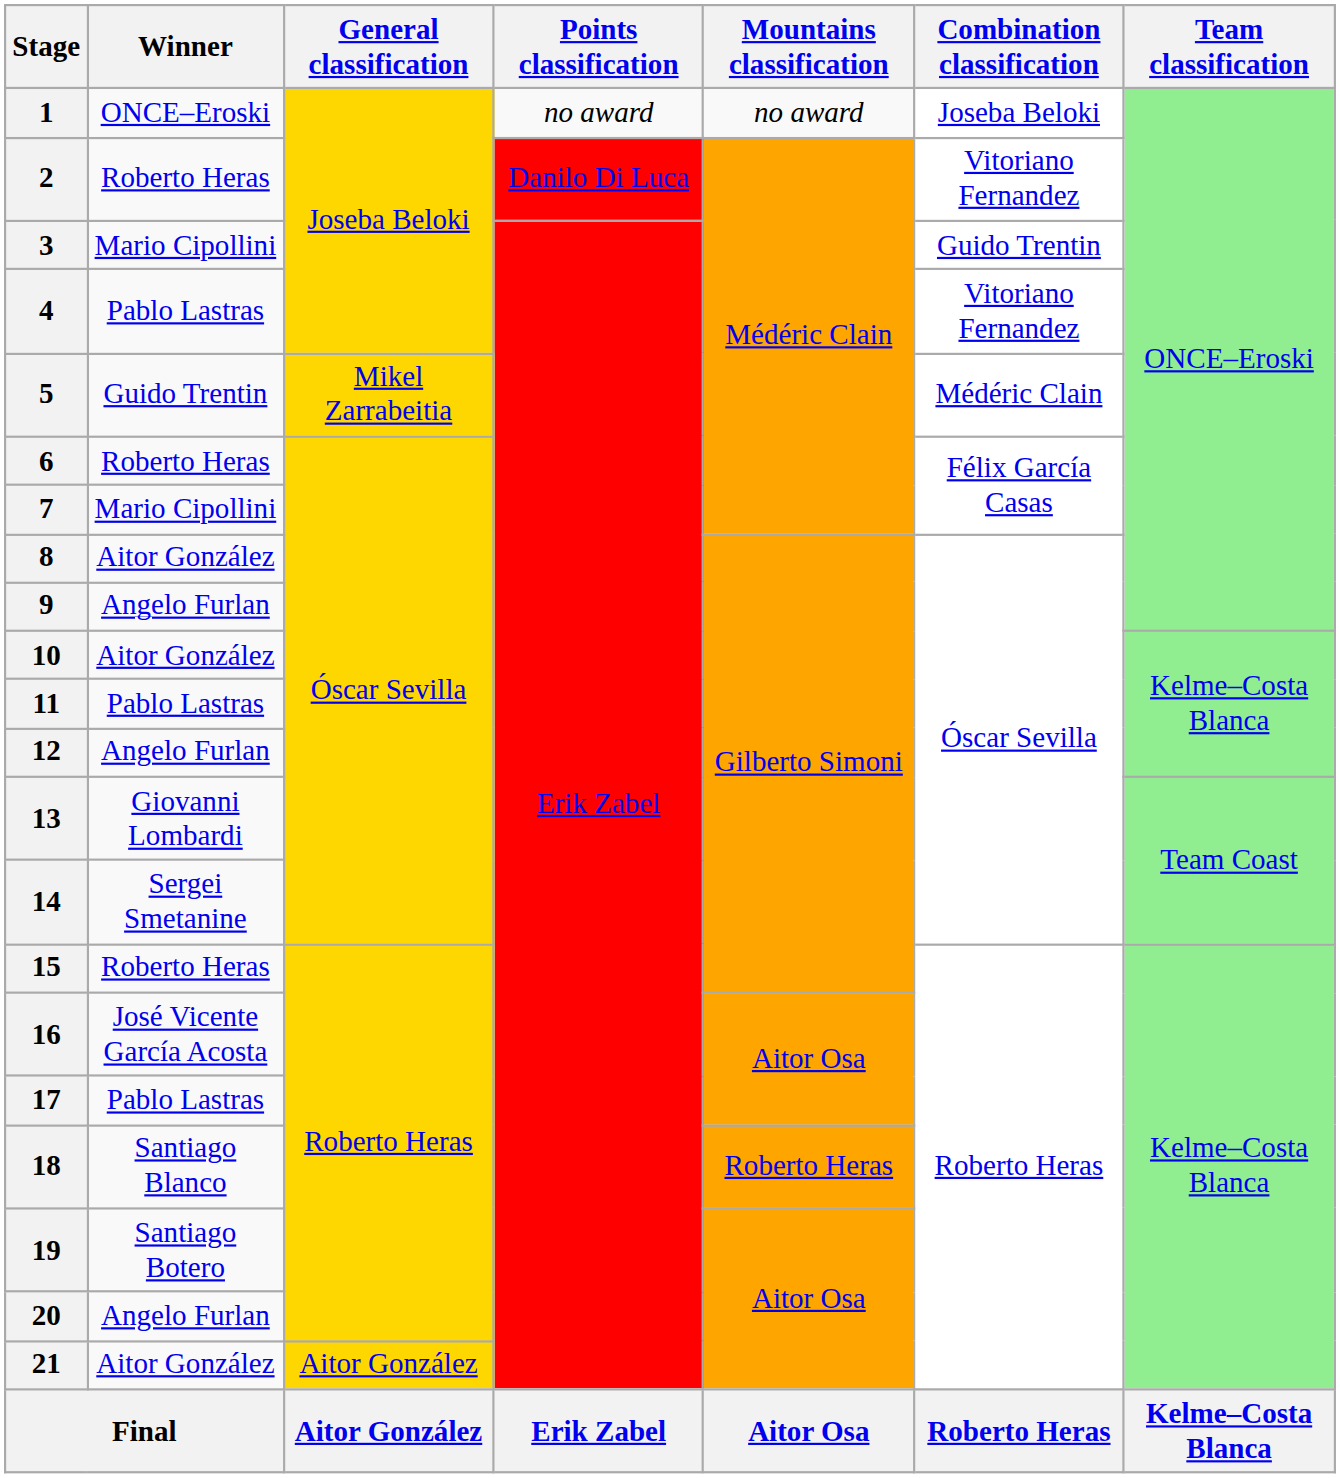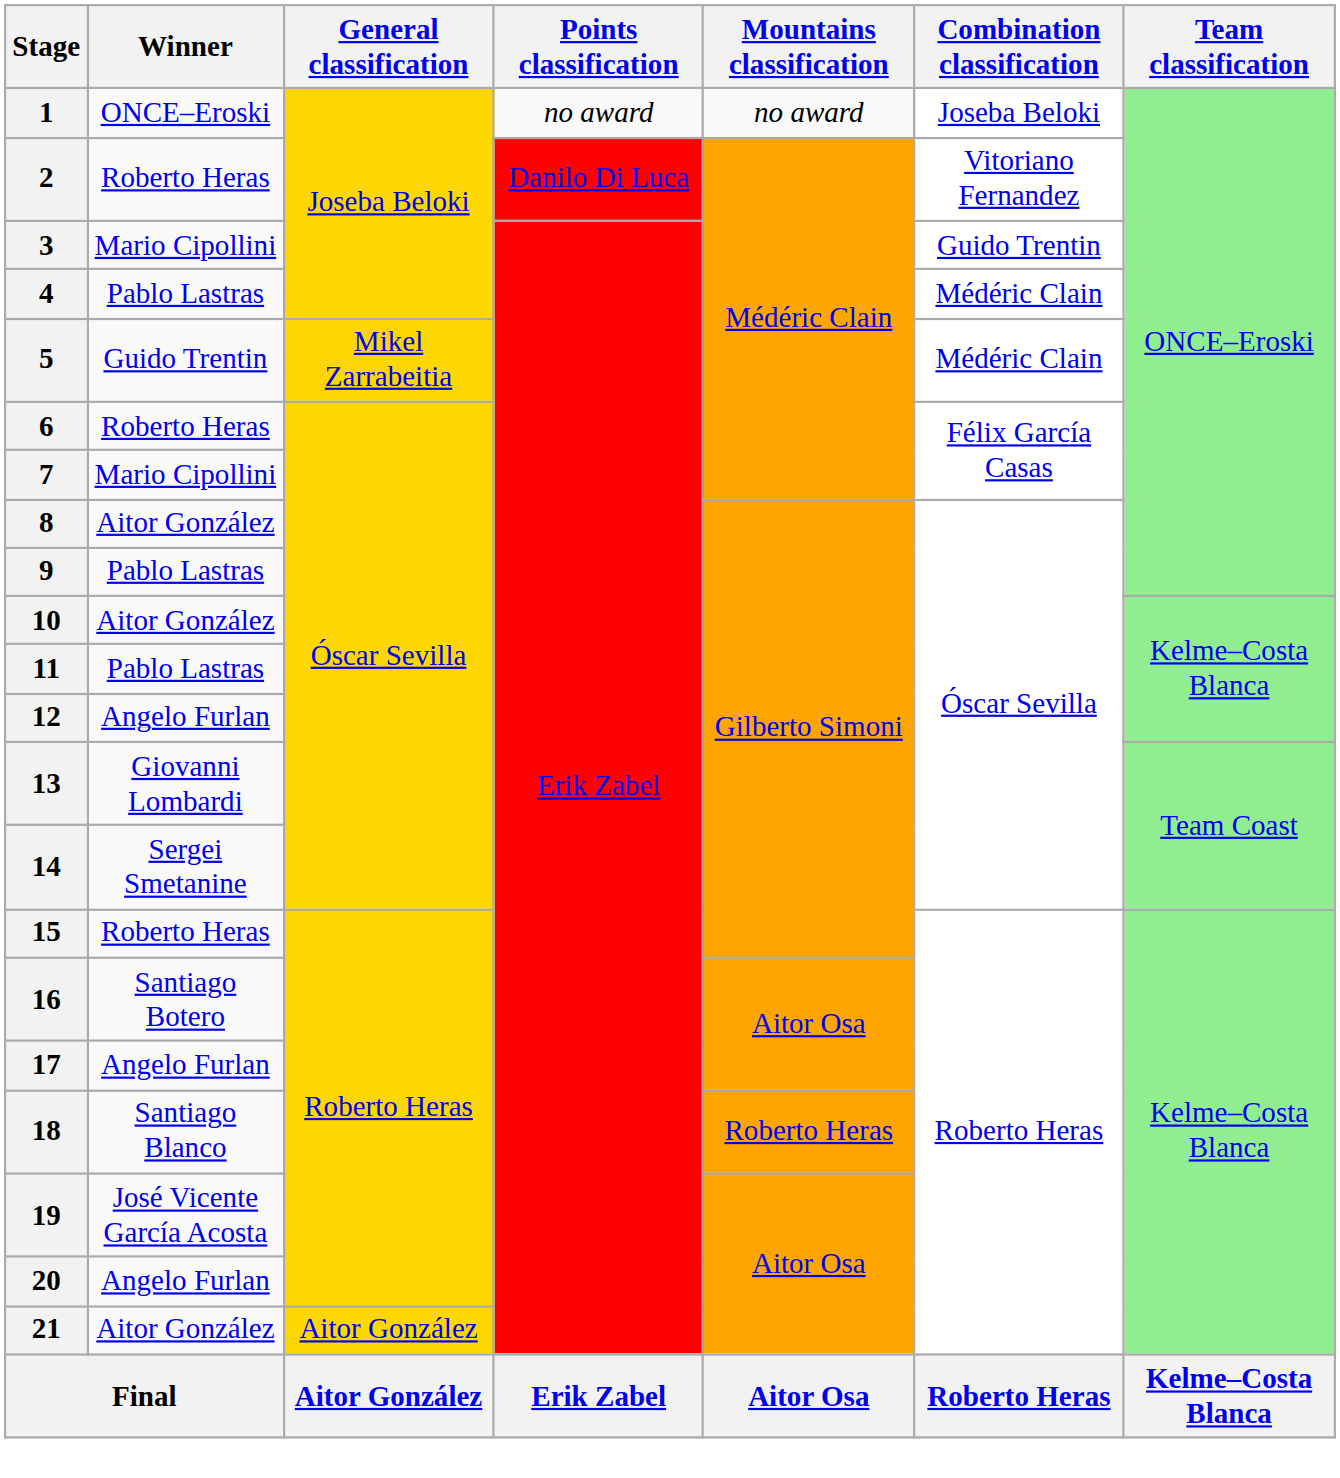(1019, 310) Vitoriano Fernandez -> (1019, 293) Médéric Clain
(185, 606) Angelo Furlan -> (185, 571) Pablo Lastras
(185, 1034) José Vicente García Acosta -> (185, 999) Santiago Botero
(185, 1100) Pablo Lastras -> (185, 1065) Angelo Furlan
(185, 1249) Santiago Botero -> (185, 1214) José Vicente García Acosta
